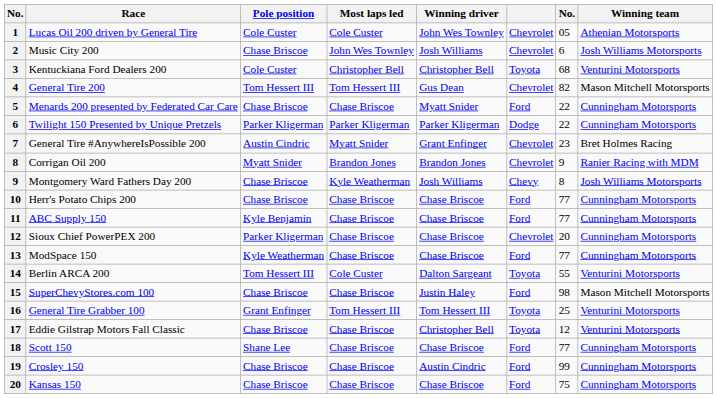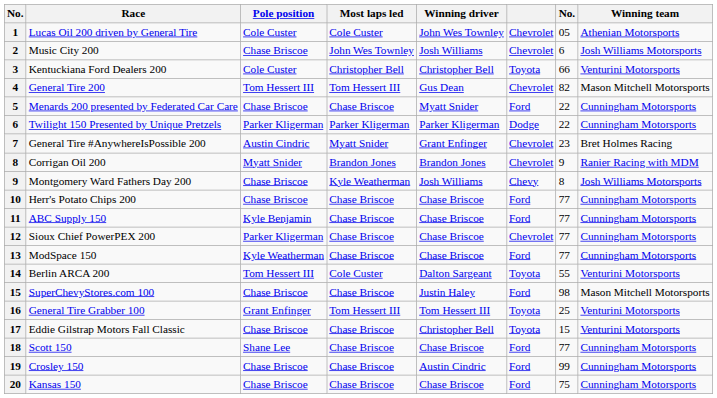(564, 69) 68 -> (564, 69) 66
(564, 236) 20 -> (564, 236) 77
(564, 329) 12 -> (564, 329) 15
